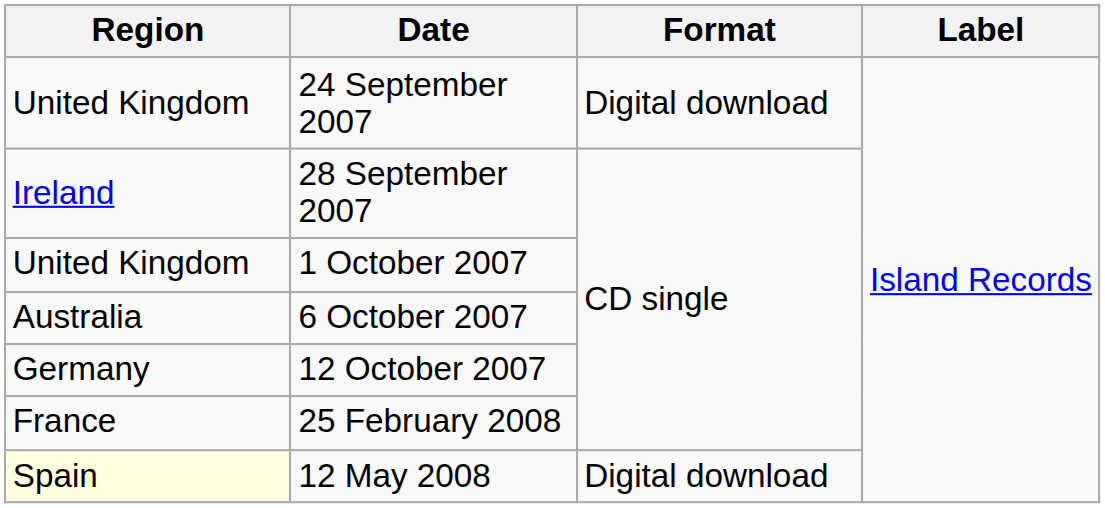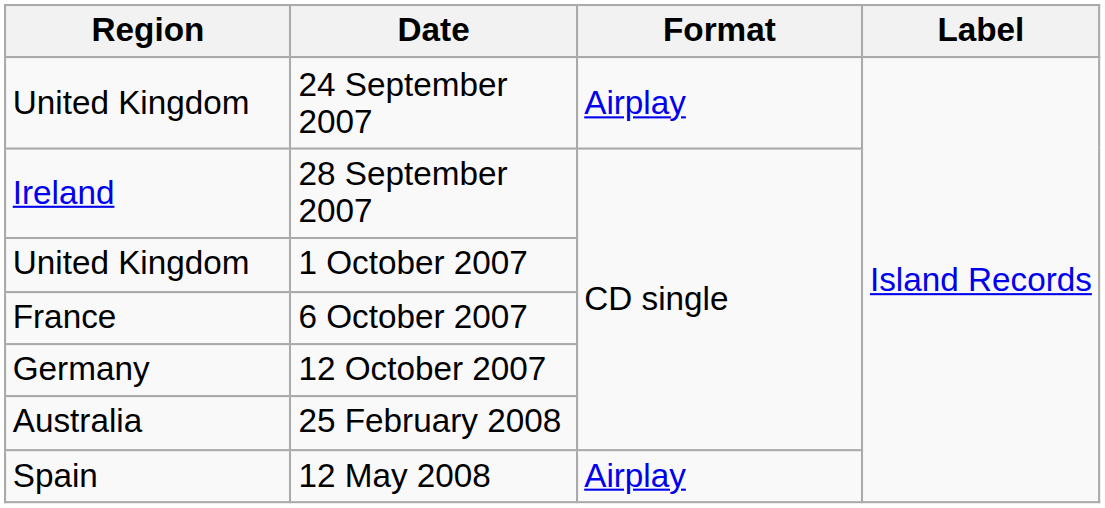(706, 102) Digital download -> (635, 102) Airplay
(77, 316) Australia -> (64, 316) France
(64, 422) France -> (77, 422) Australia
(55, 475) lightyellow background -> (55, 475) no background
(706, 475) Digital download -> (635, 475) Airplay
